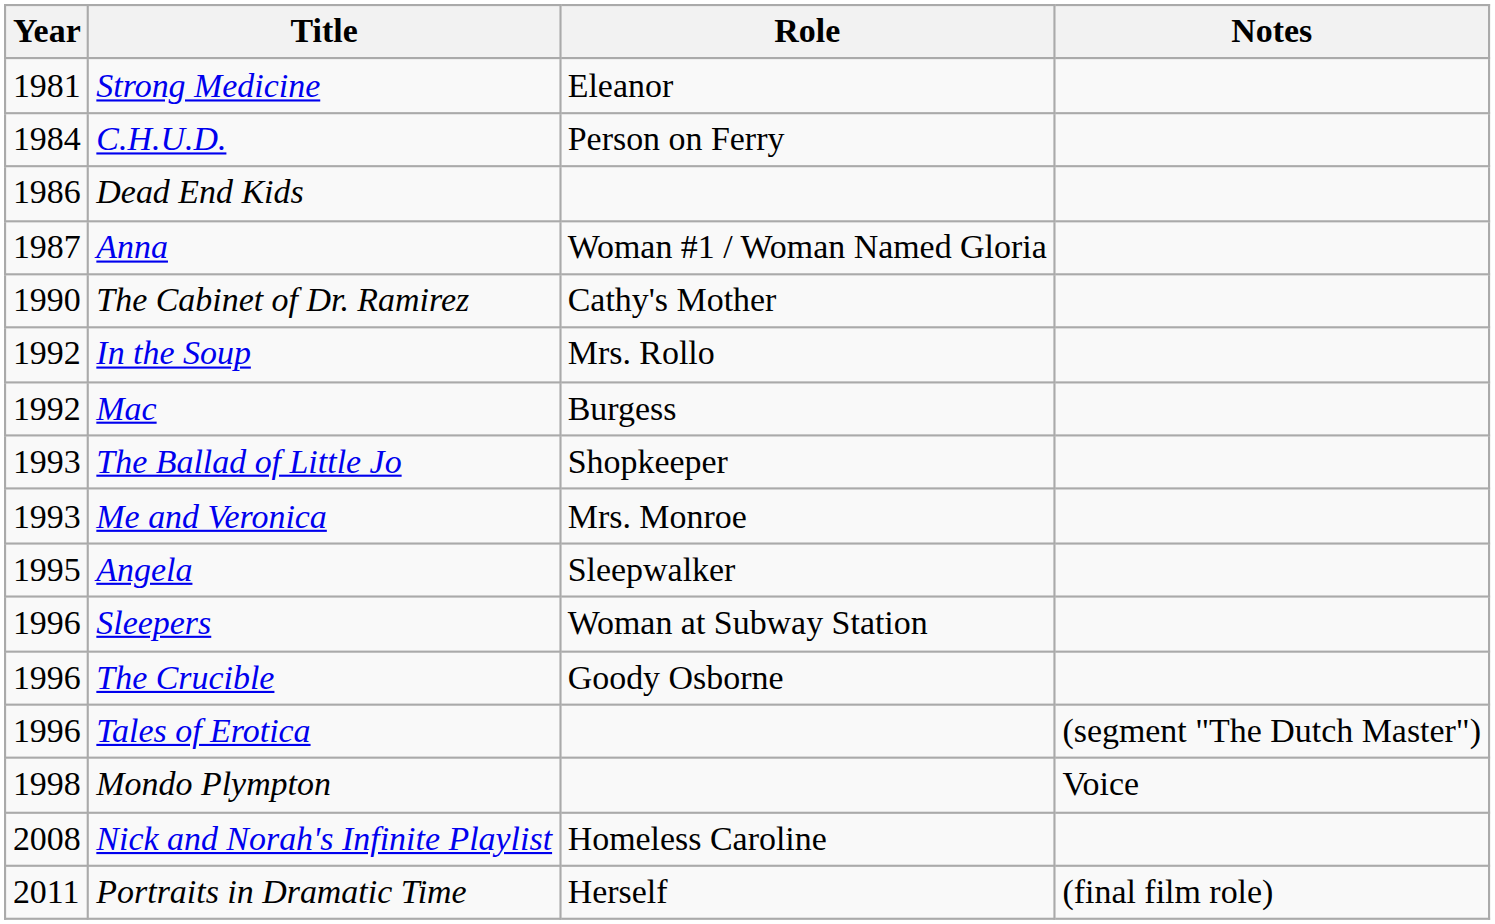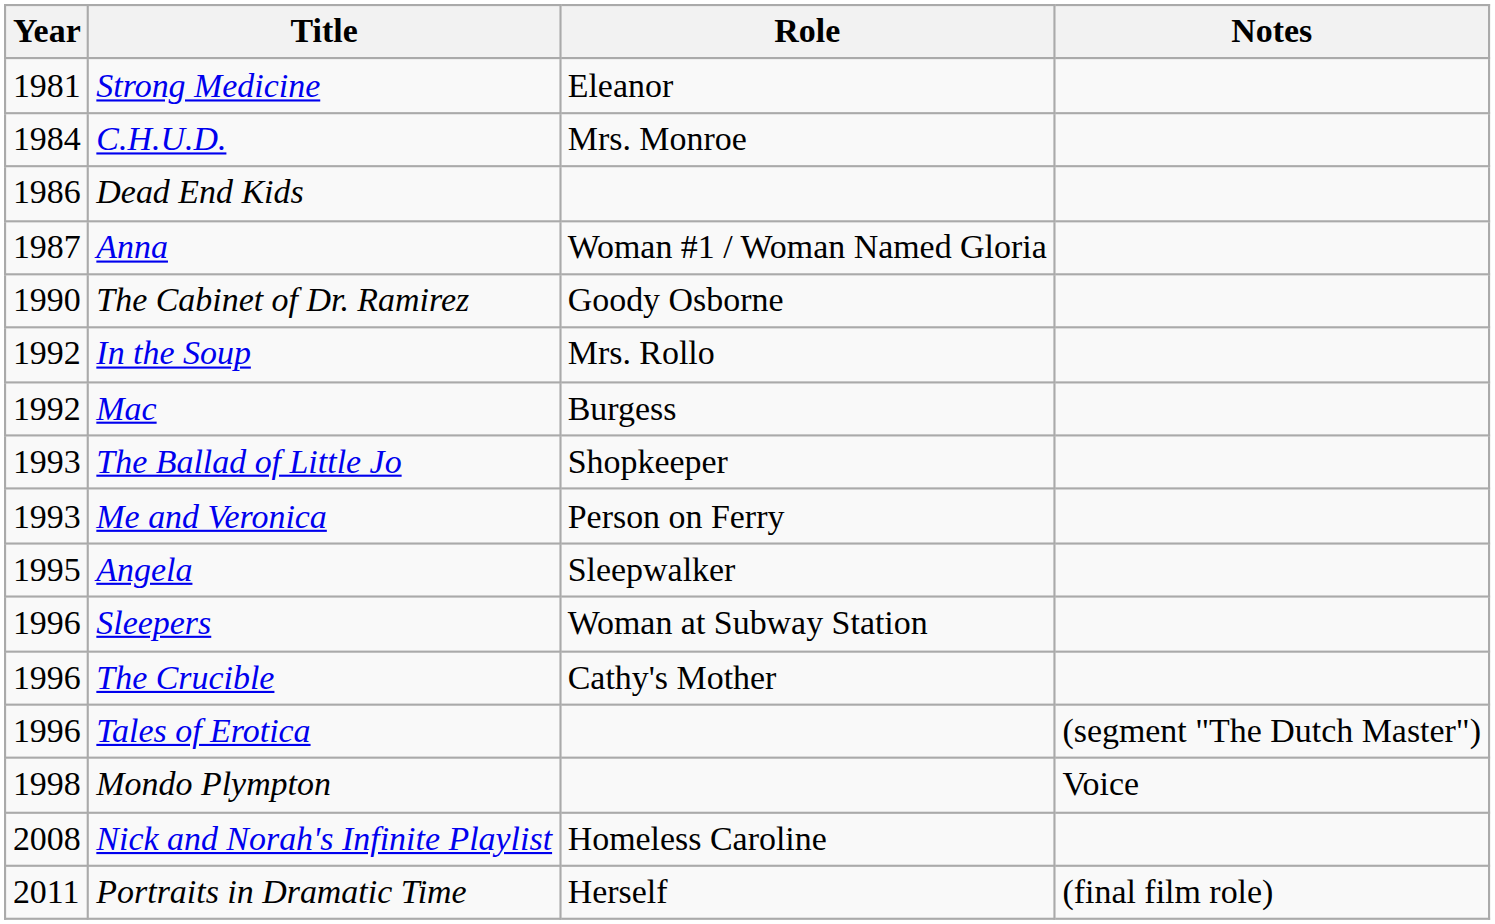(676, 138) Person on Ferry -> (657, 138) Mrs. Monroe
(672, 300) Cathy's Mother -> (676, 300) Goody Osborne
(657, 515) Mrs. Monroe -> (676, 515) Person on Ferry
(676, 676) Goody Osborne -> (672, 676) Cathy's Mother
